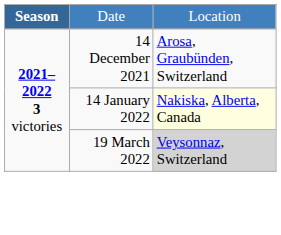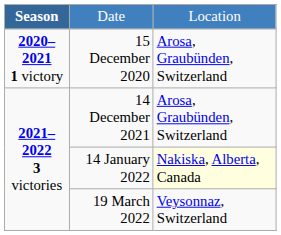+ row: (120, 58)
(192, 150) lightgrey background -> (192, 210) no background
